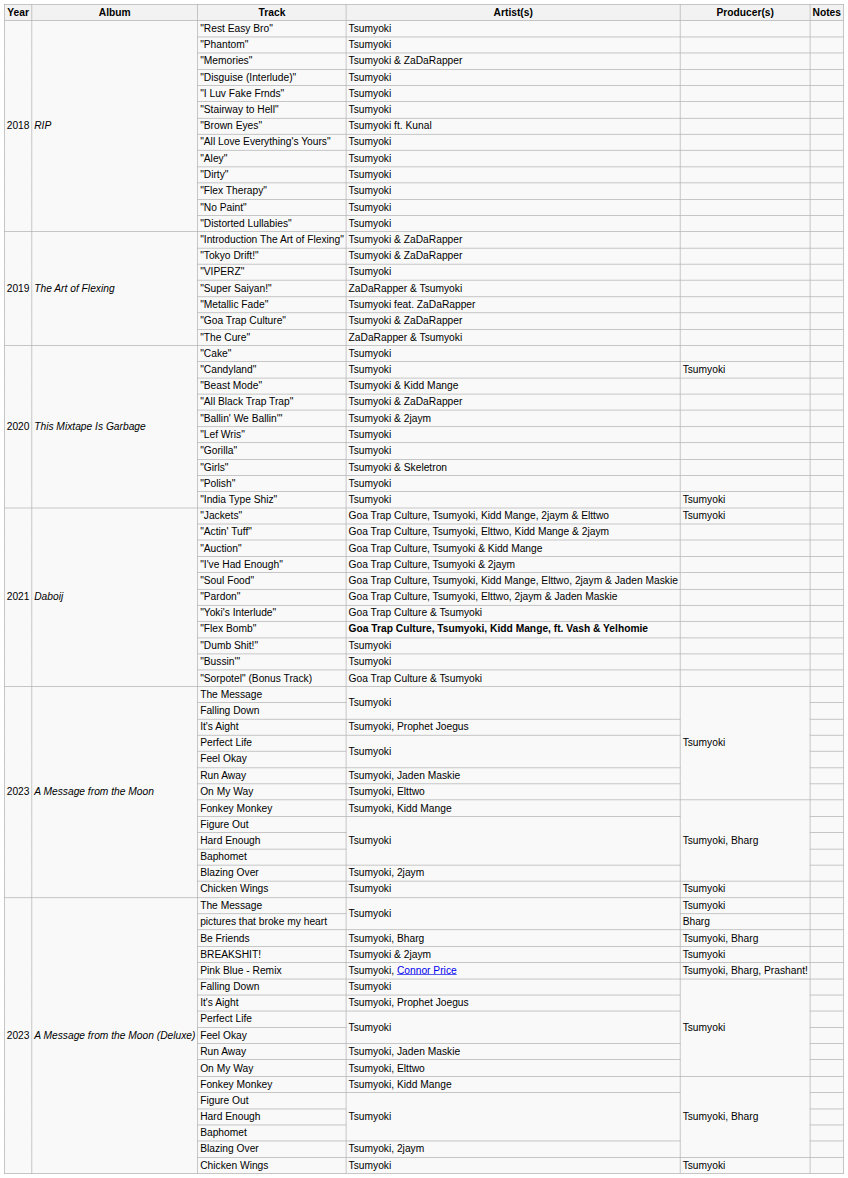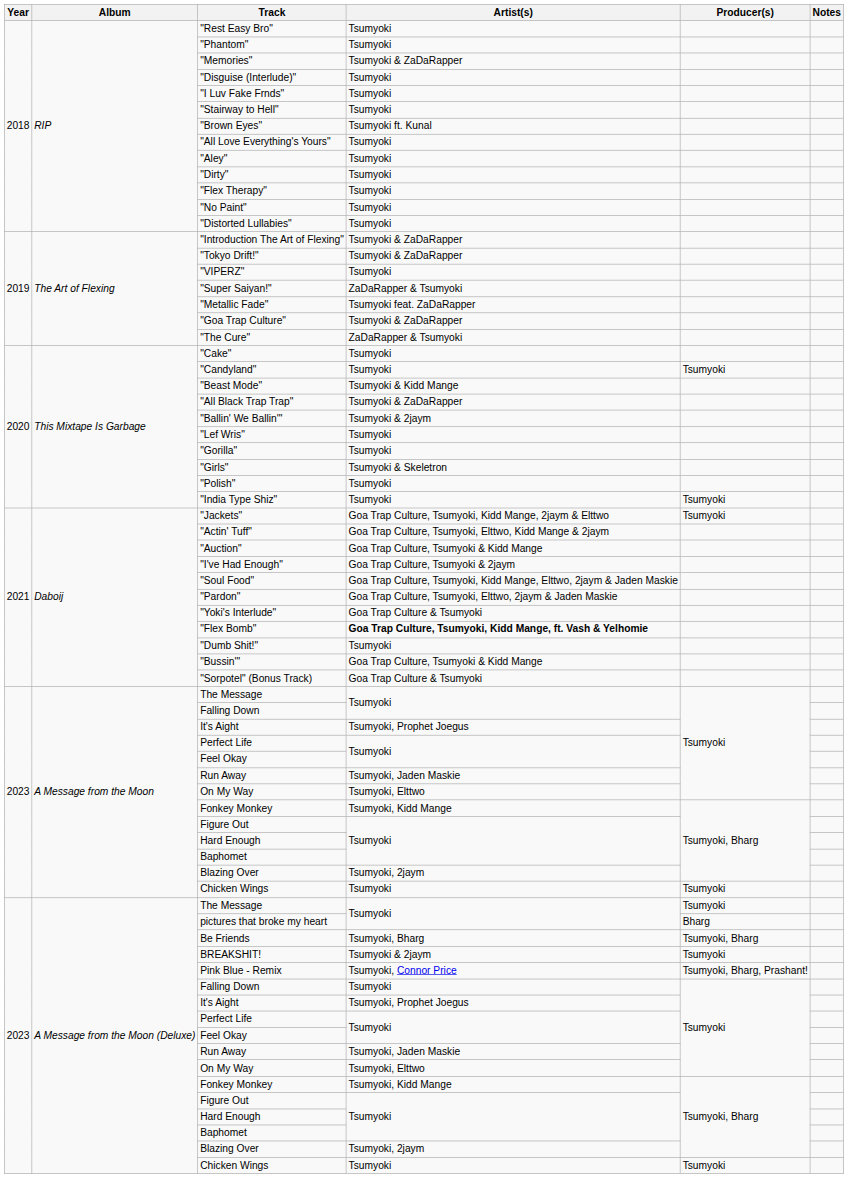(370, 662) Tsumyoki -> (446, 662) Goa Trap Culture, Tsumyoki & Kidd Mange
